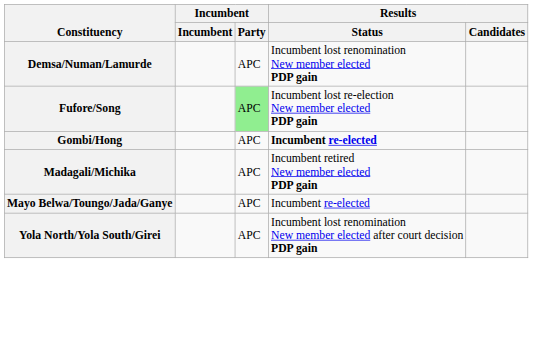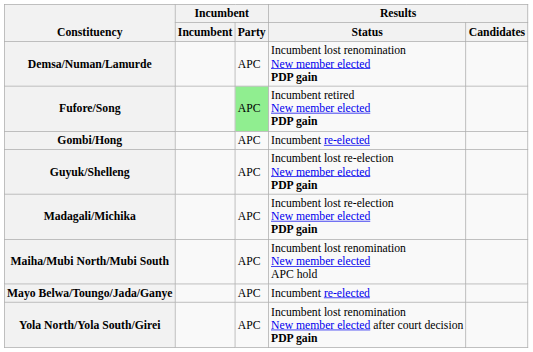(332, 108) Incumbent lost re-election New member elected PDP gain -> (321, 108) Incumbent retired New member elected PDP gain
(324, 140) bold -> (320, 140) normal
+ row: (90, 172)
(321, 172) Incumbent retired New member elected PDP gain -> (332, 216) Incumbent lost re-election New member elected PDP gain
+ row: (90, 261)
